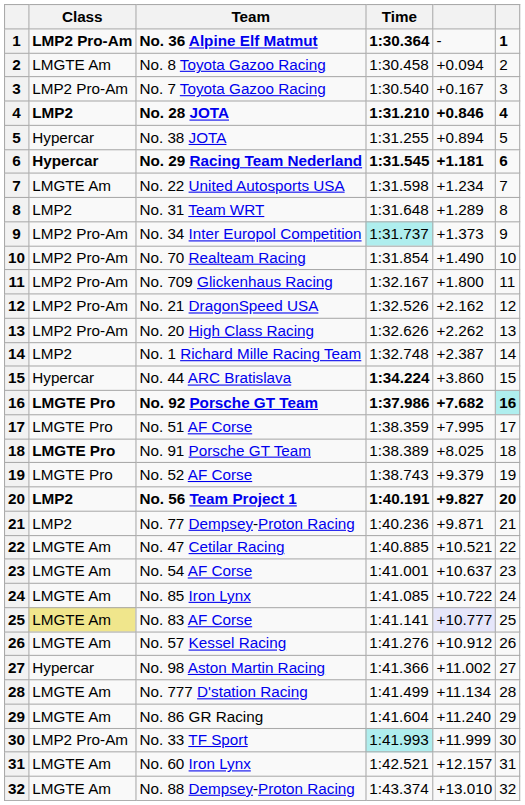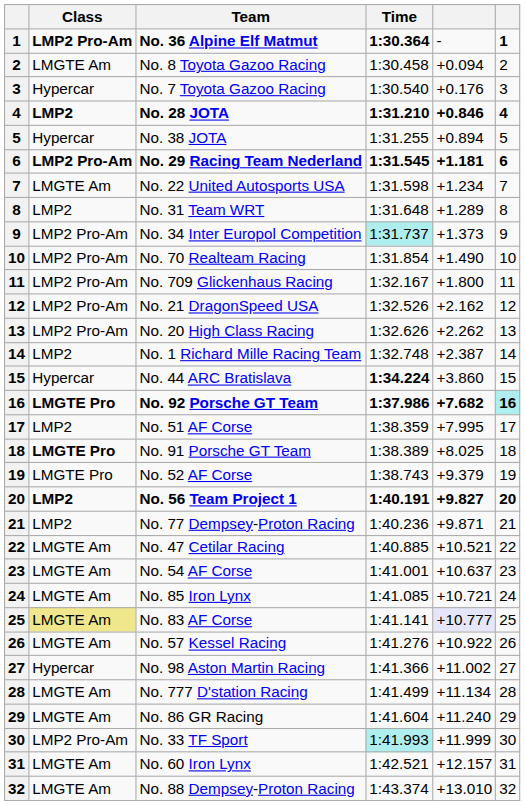(80, 89) LMP2 Pro-Am -> (63, 89) Hypercar
(460, 89) +0.167 -> (460, 89) +0.176
(65, 162) Hypercar -> (82, 162) LMP2 Pro-Am
(73, 427) LMGTE Pro -> (52, 427) LMP2
(464, 596) +10.722 -> (464, 596) +10.721
(464, 644) +10.912 -> (464, 644) +10.922
